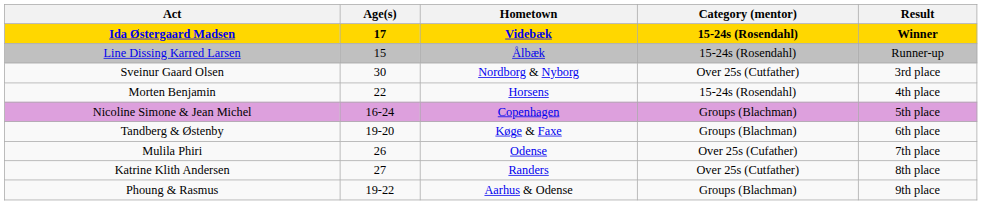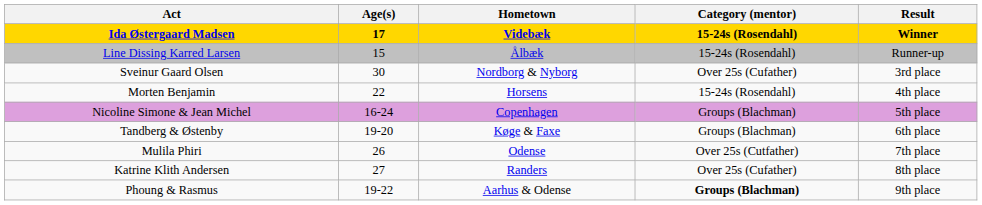(748, 72) Over 25s (Cutfather) -> (747, 72) Over 25s (Cufather)
(748, 151) Over 25s (Cufather) -> (747, 151) Over 25s (Cutfather)
(748, 170) Over 25s (Cutfather) -> (747, 170) Over 25s (Cufather)
(748, 190) normal -> (747, 190) bold
